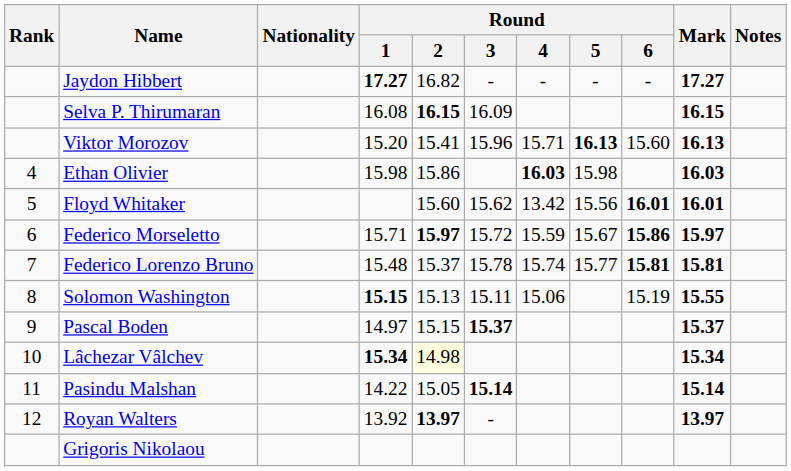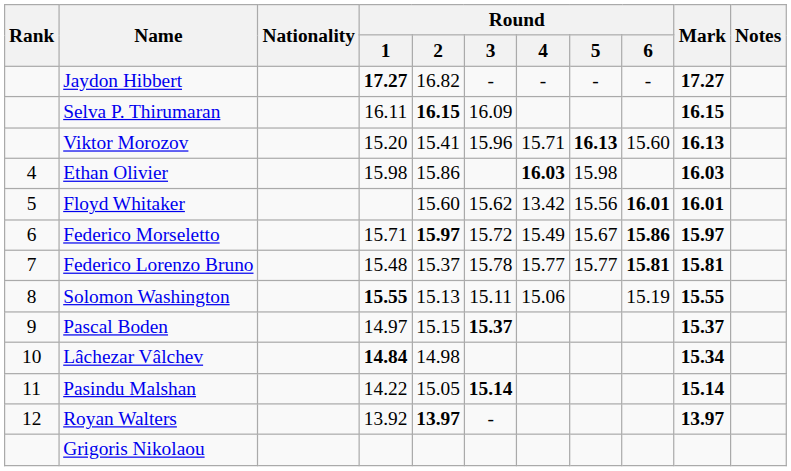(386, 111) 16.08 -> (386, 111) 16.11
(543, 234) 15.59 -> (543, 234) 15.49
(543, 265) 15.74 -> (543, 265) 15.77
(386, 296) 15.15 -> (386, 296) 15.55
(386, 357) 15.34 -> (386, 357) 14.84
(438, 357) lightyellow background -> (438, 357) no background
